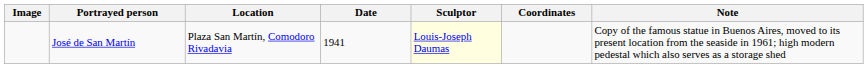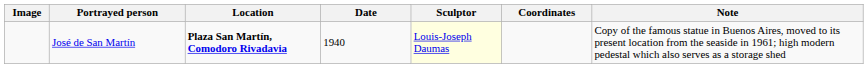(251, 42) normal -> (237, 42) bold
(334, 42) 1941 -> (334, 42) 1940
